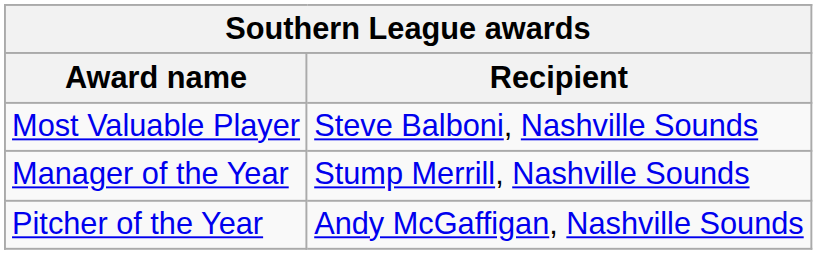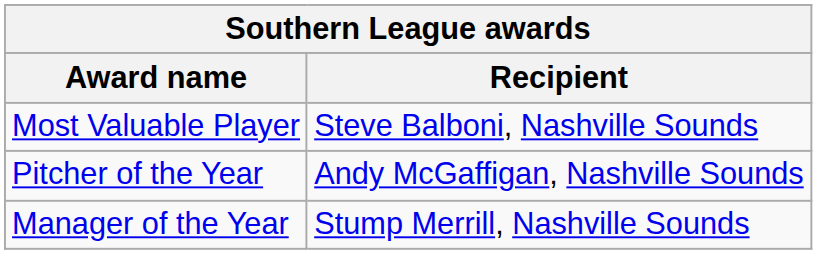rows swapped: (138, 223) <-> (150, 175)
